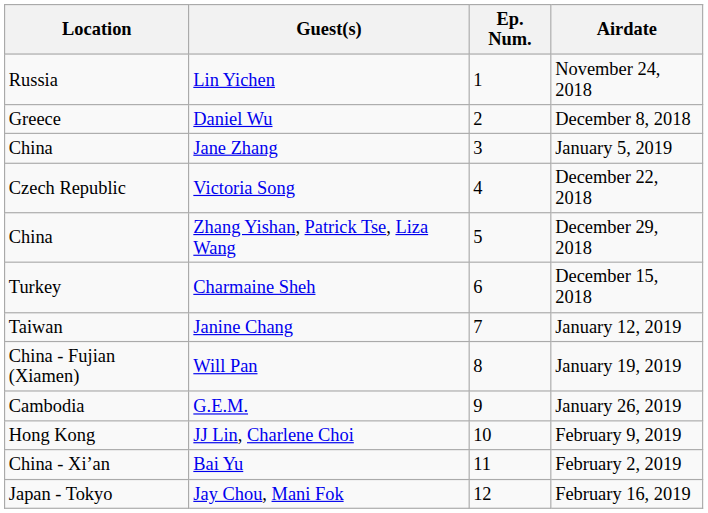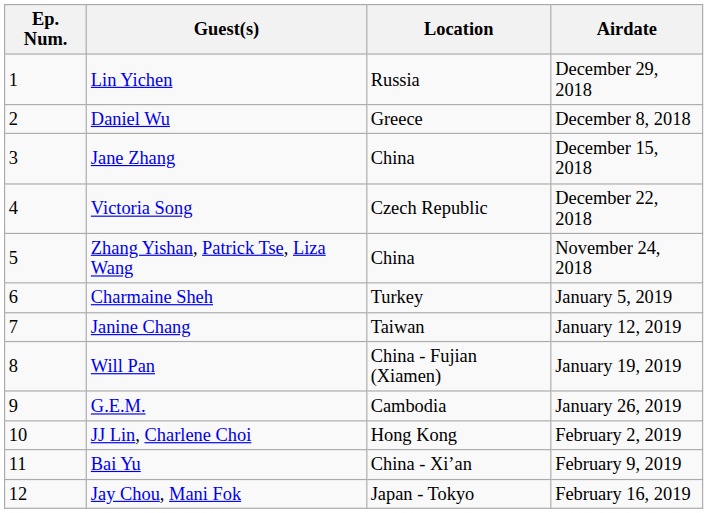columns swapped: (510, 29) <-> (97, 29)
(608, 79) November 24, 2018 -> (607, 79) December 29, 2018
(614, 148) January 5, 2019 -> (607, 158) December 15, 2018
(607, 237) December 29, 2018 -> (608, 258) November 24, 2018
(607, 287) December 15, 2018 -> (614, 297) January 5, 2019
(618, 435) February 9, 2019 -> (618, 435) February 2, 2019
(618, 464) February 2, 2019 -> (618, 464) February 9, 2019
